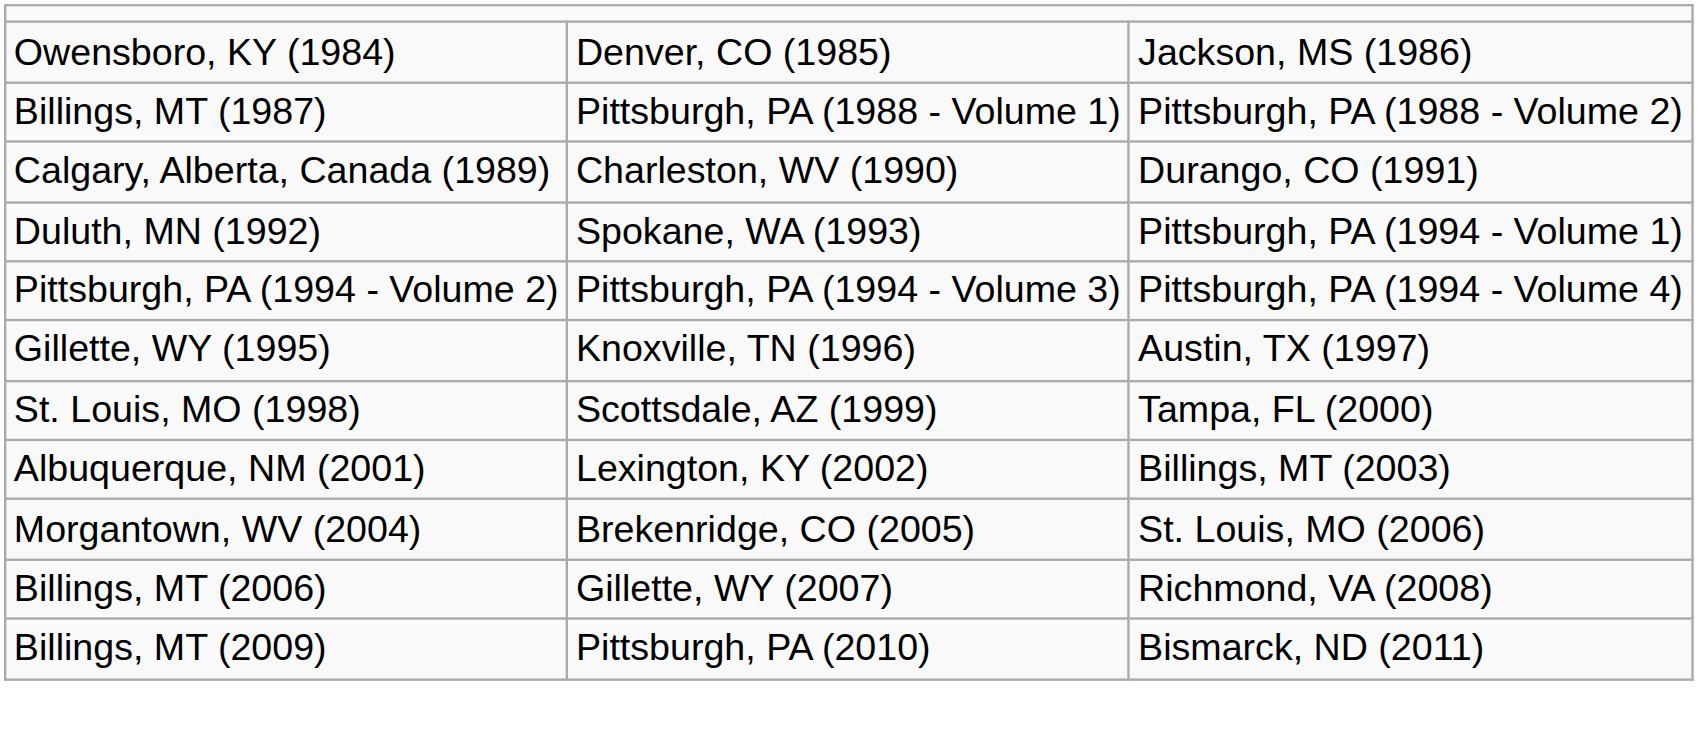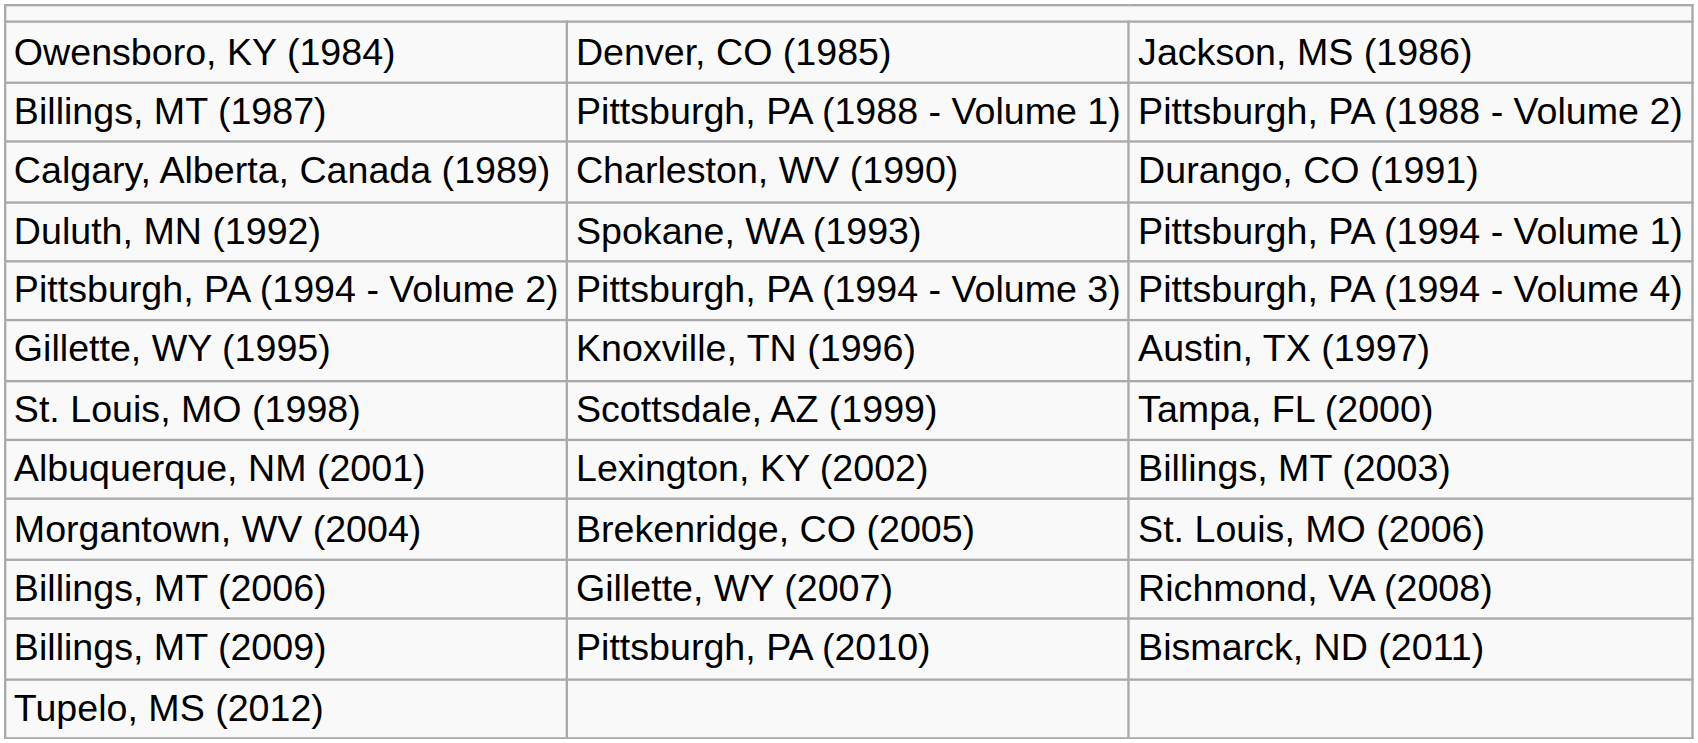+ row: (169, 707)
